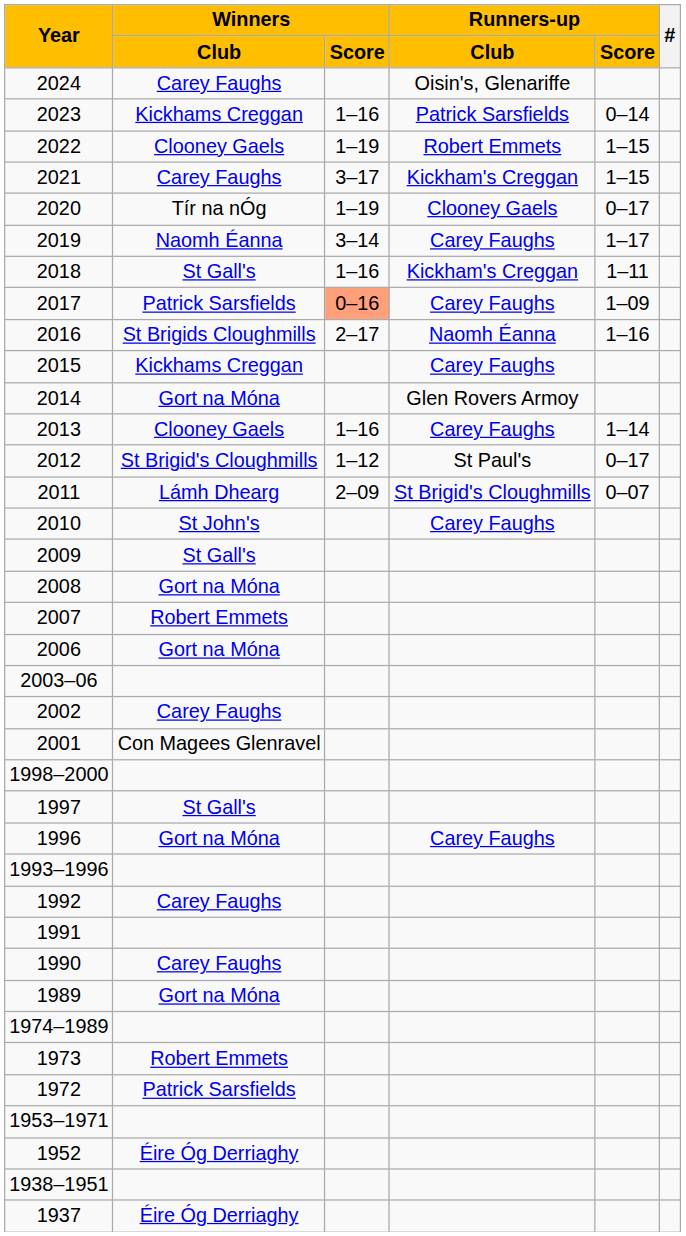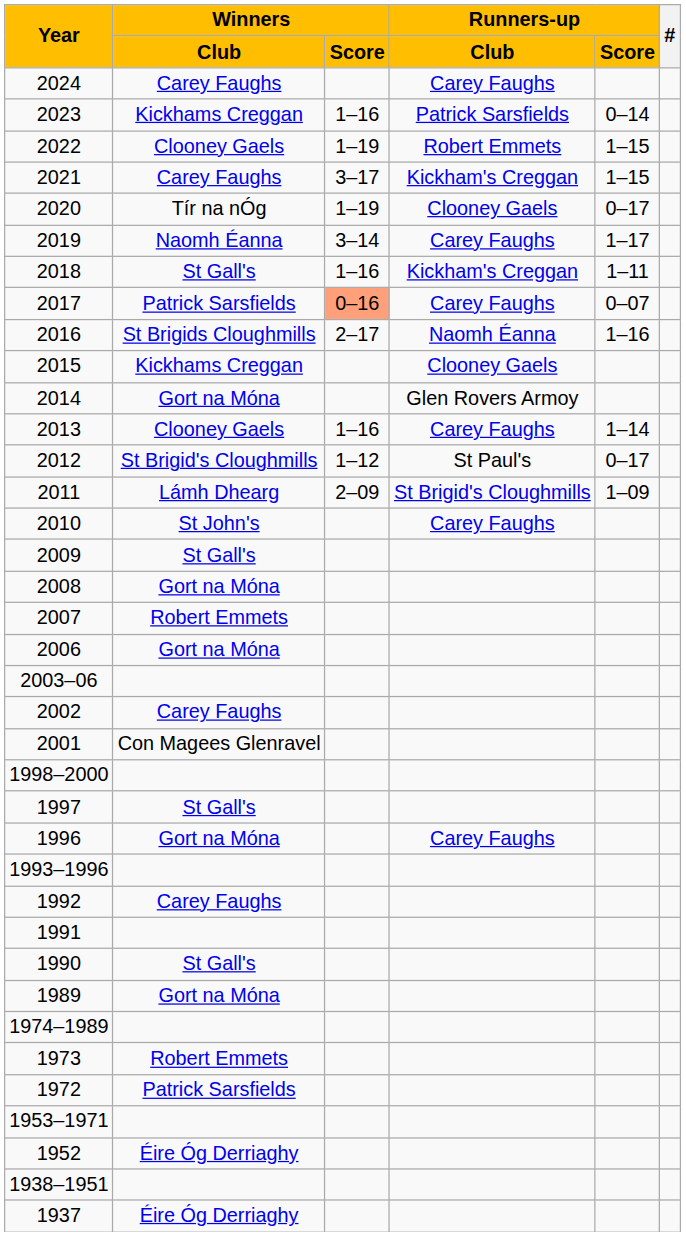(492, 83) Oisin's, Glenariffe -> (492, 83) Carey Faughs
(627, 303) 1–09 -> (627, 303) 0–07
(492, 366) Carey Faughs -> (492, 366) Clooney Gaels
(627, 492) 0–07 -> (627, 492) 1–09
(219, 964) Carey Faughs -> (219, 964) St Gall's
